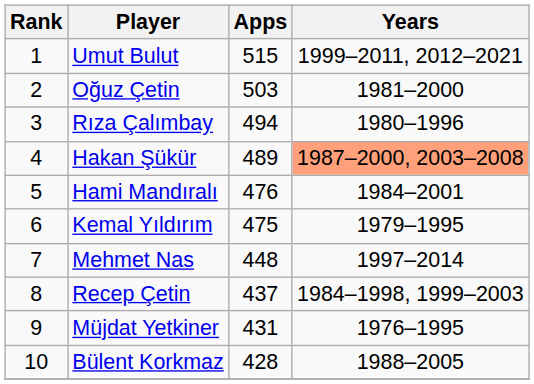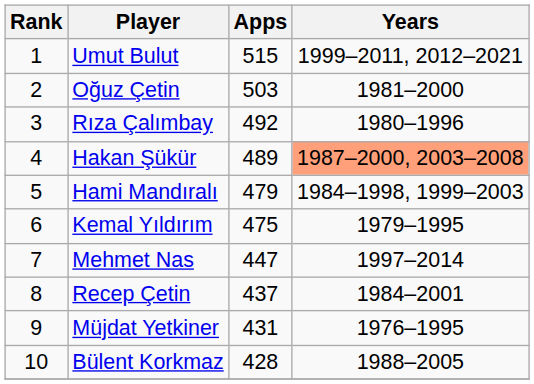(260, 123) 494 -> (260, 123) 492
(260, 191) 476 -> (260, 191) 479
(410, 191) 1984–2001 -> (410, 191) 1984–1998, 1999–2003
(260, 259) 448 -> (260, 259) 447
(410, 293) 1984–1998, 1999–2003 -> (410, 293) 1984–2001
